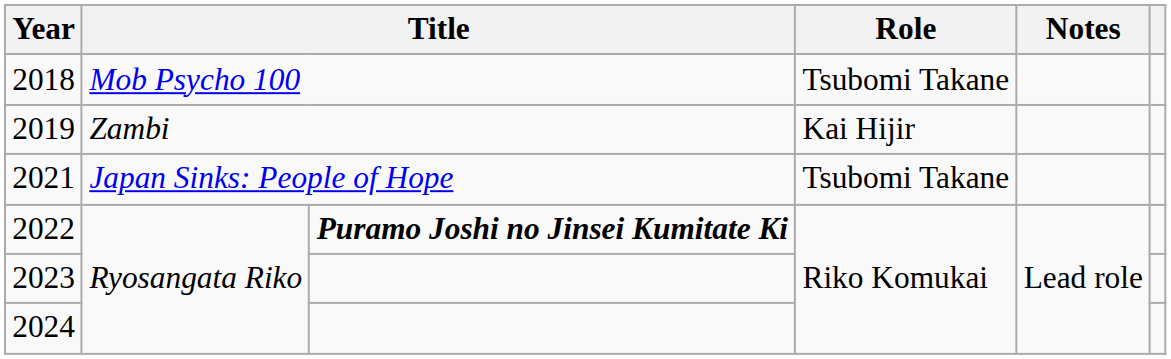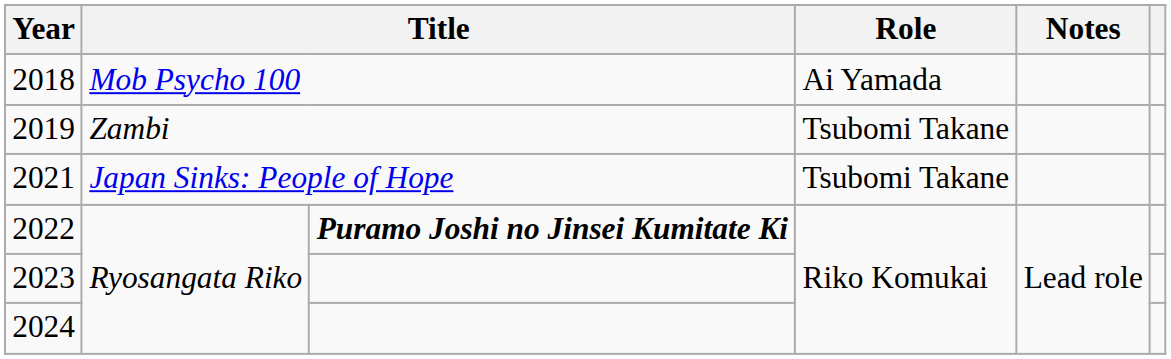(906, 79) Tsubomi Takane -> (872, 79) Ai Yamada
(859, 128) Kai Hijir -> (906, 128) Tsubomi Takane
